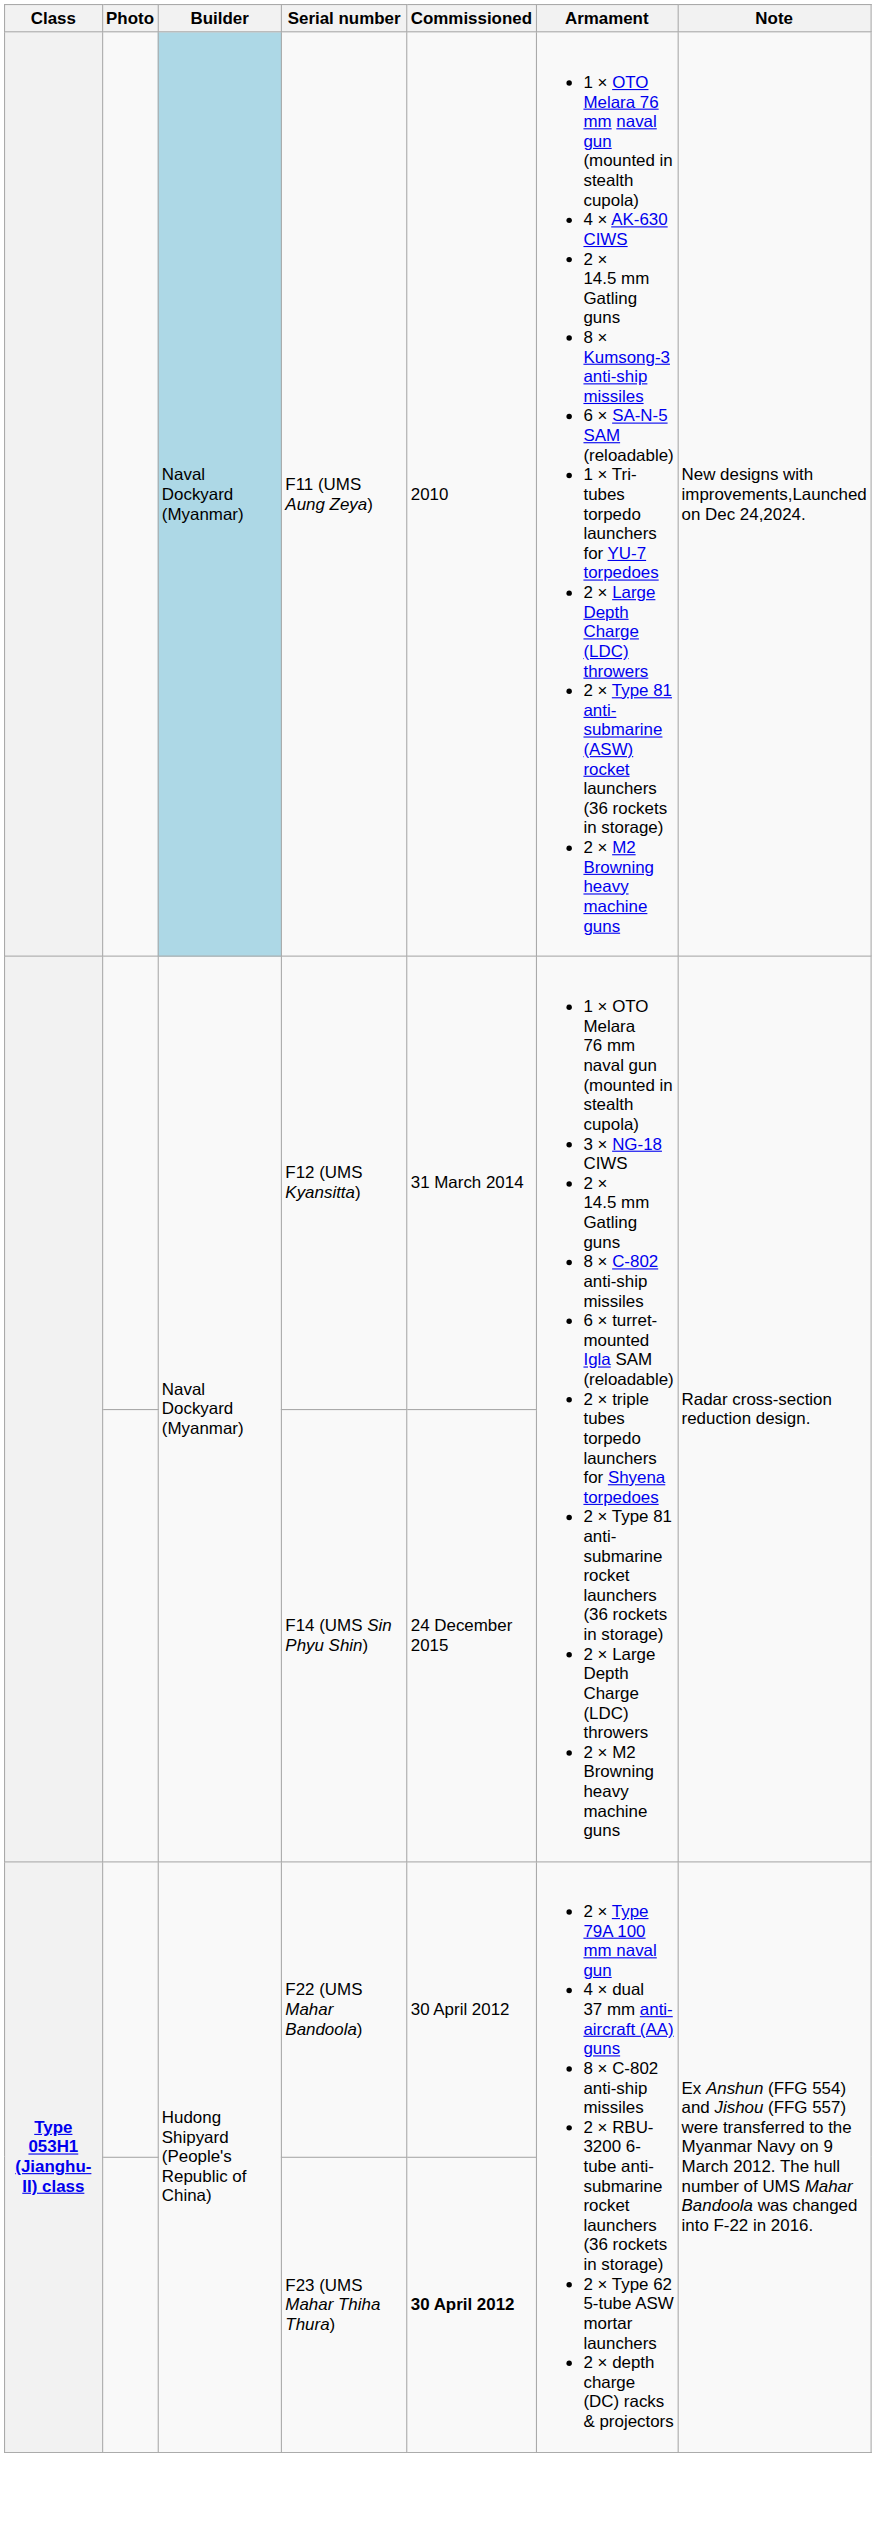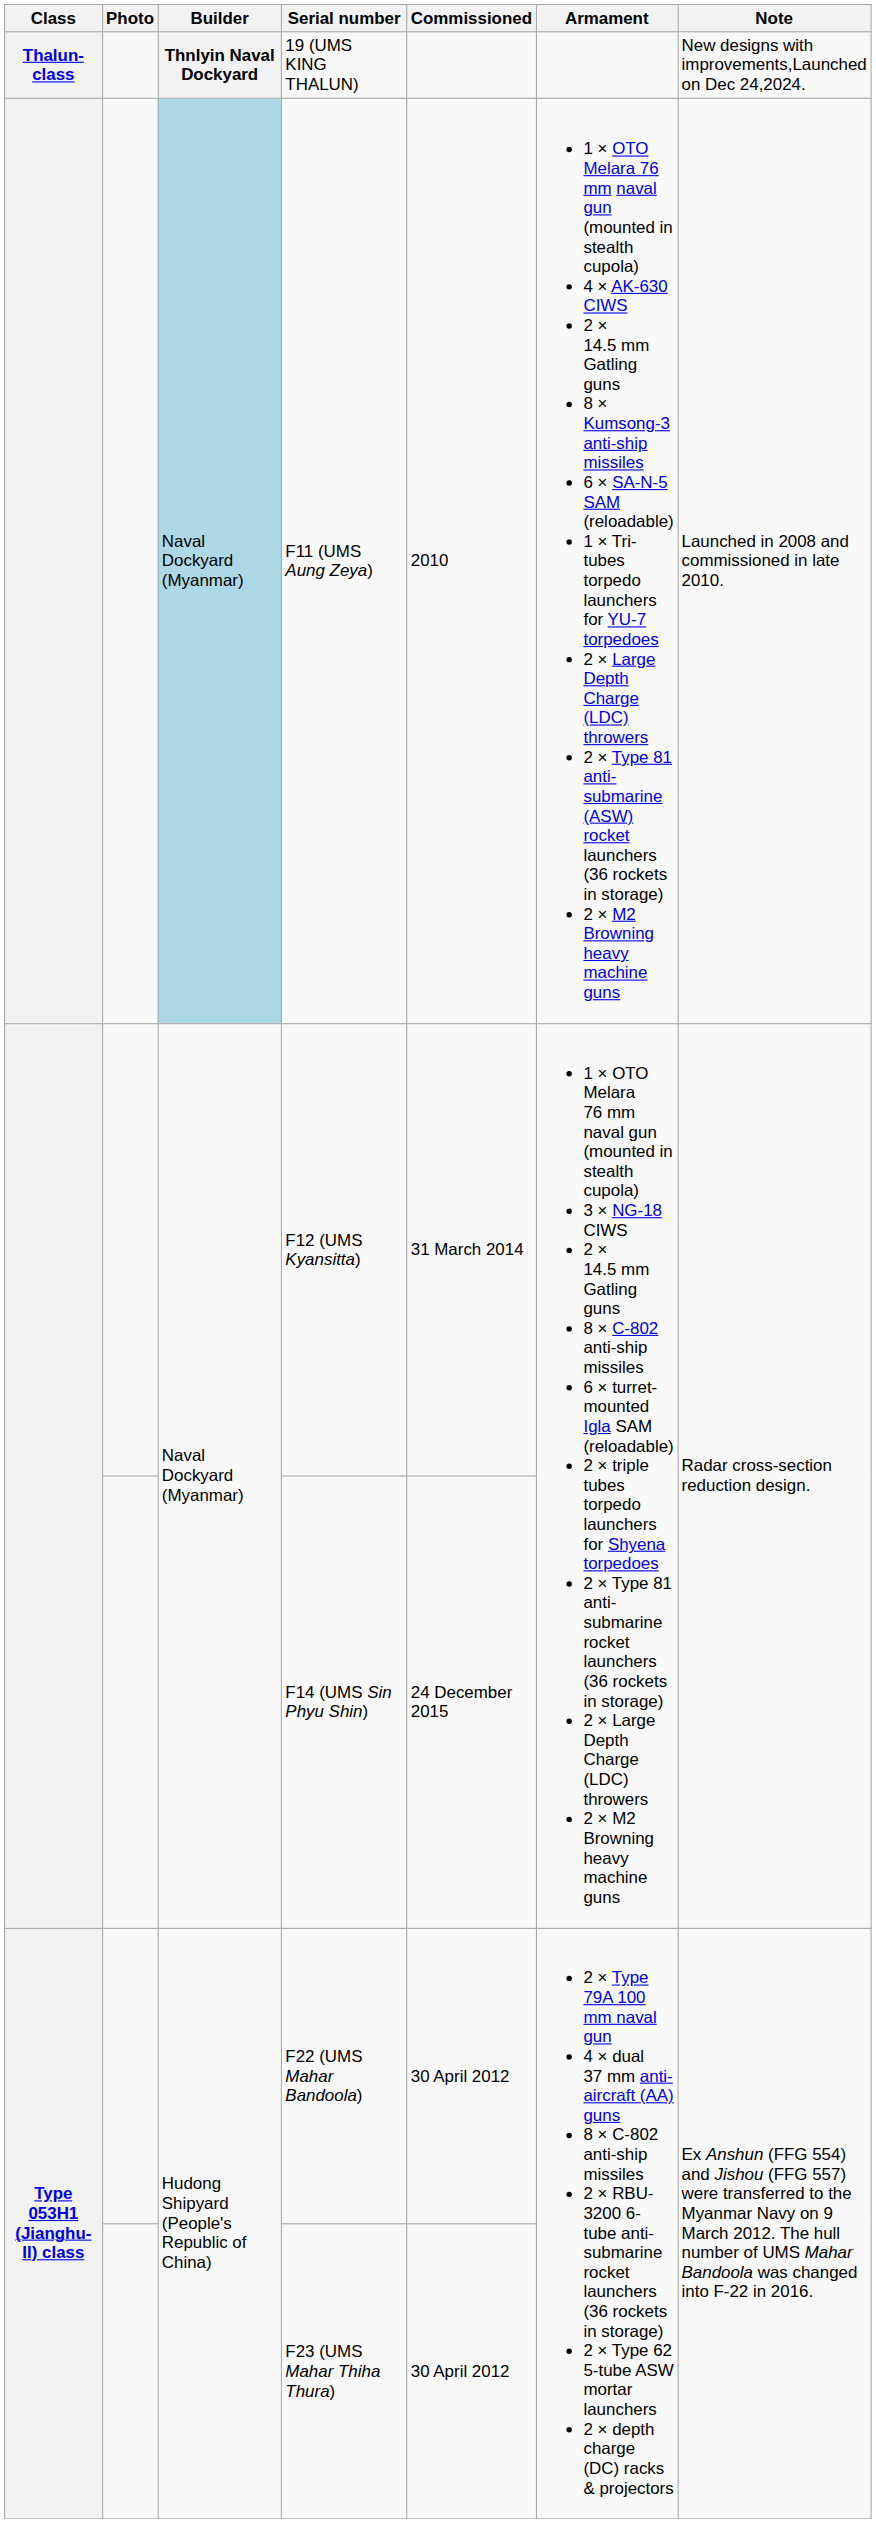+ row: (322, 64)
(774, 493) New designs with improvements,Launched on Dec 24,2024. -> (765, 560) Launched in 2008 and commissioned in late 2010.
(463, 2304) bold -> (460, 2370) normal
